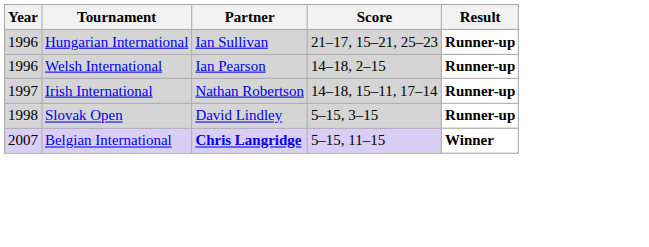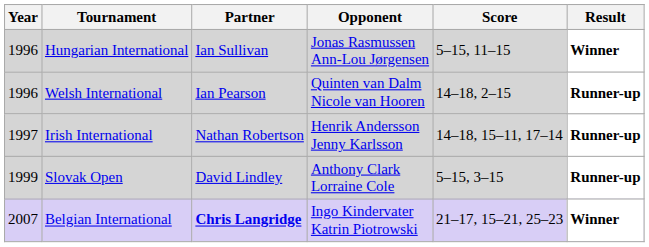+ column: (370, 17)
(374, 41) 21–17, 15–21, 25–23 -> (473, 50) 5–15, 11–15
(480, 41) Runner-up -> (595, 50) Winner
(23, 116) 1998 -> (23, 177) 1999
(348, 140) 5–15, 11–15 -> (500, 220) 21–17, 15–21, 25–23
